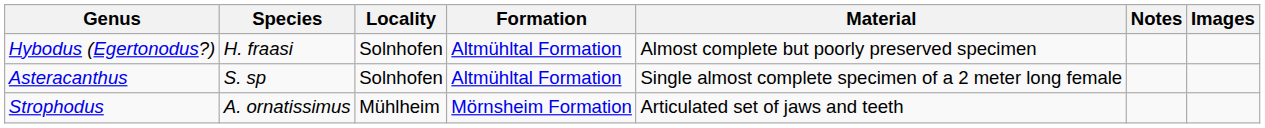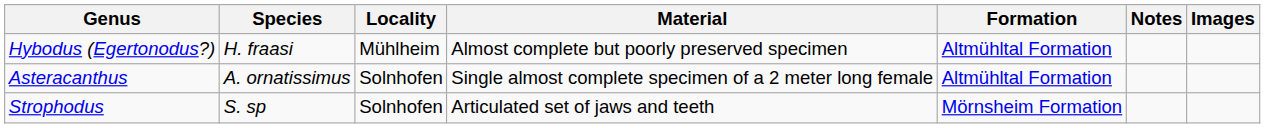columns swapped: (542, 19) <-> (881, 19)
(401, 48) Solnhofen -> (399, 48) Mühlheim
(245, 78) S. sp -> (287, 78) A. ornatissimus
(287, 107) A. ornatissimus -> (245, 107) S. sp
(399, 107) Mühlheim -> (401, 107) Solnhofen
